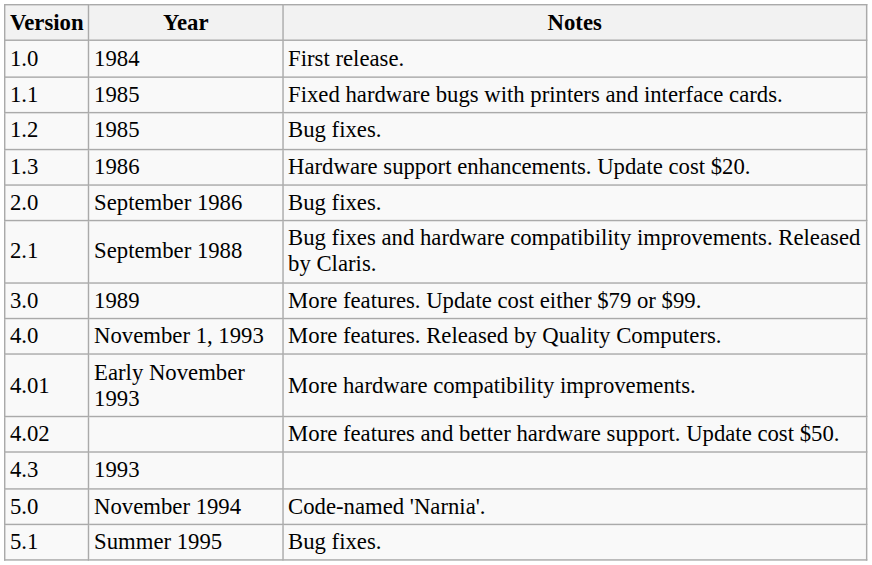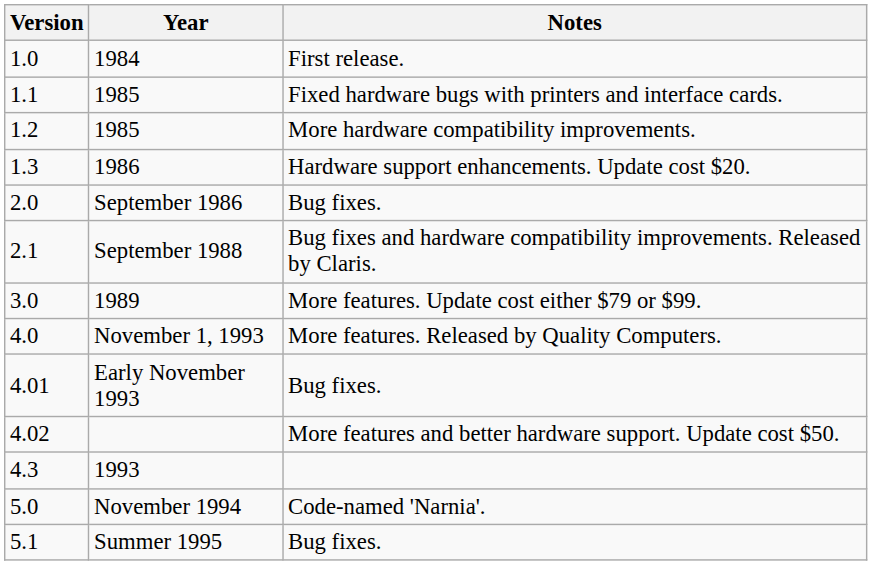(335, 130) Bug fixes. -> (492, 130) More hardware compatibility improvements.
(492, 385) More hardware compatibility improvements. -> (335, 385) Bug fixes.
